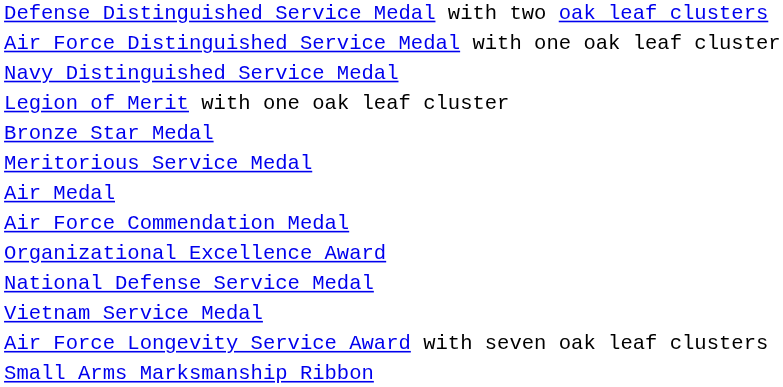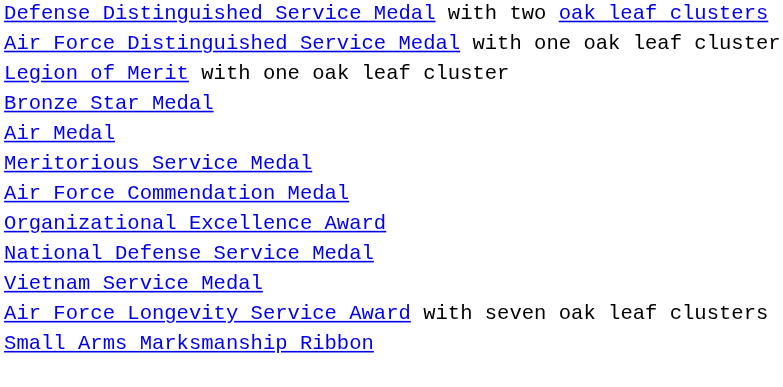- row: (201, 74)
rows swapped: (158, 164) <-> (60, 194)
